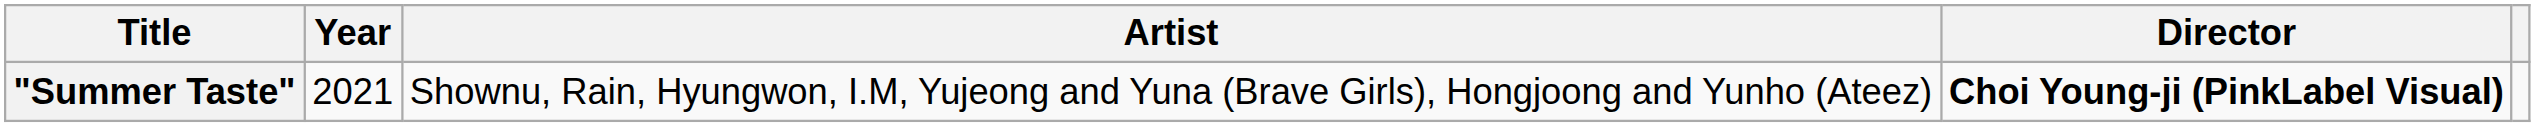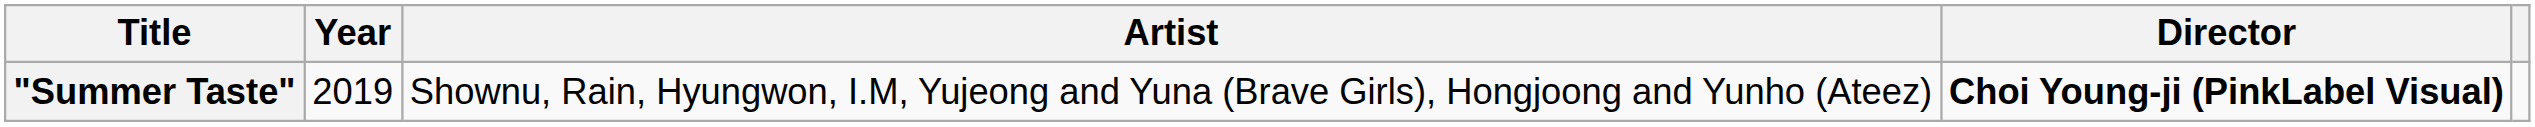(353, 90) 2021 -> (353, 90) 2019
